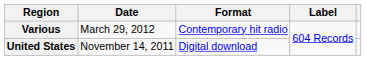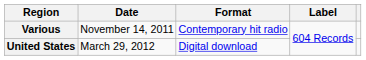(118, 30) March 29, 2012 -> (127, 30) November 14, 2011
(127, 47) November 14, 2011 -> (118, 47) March 29, 2012
